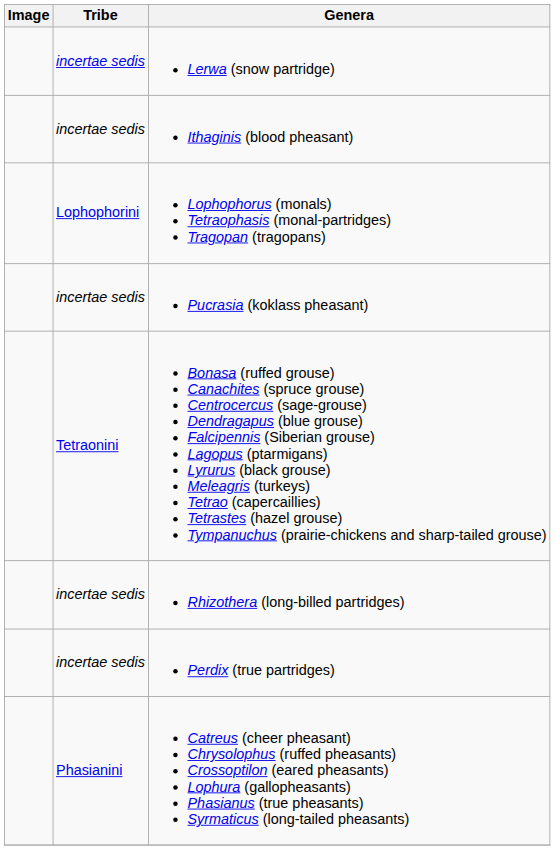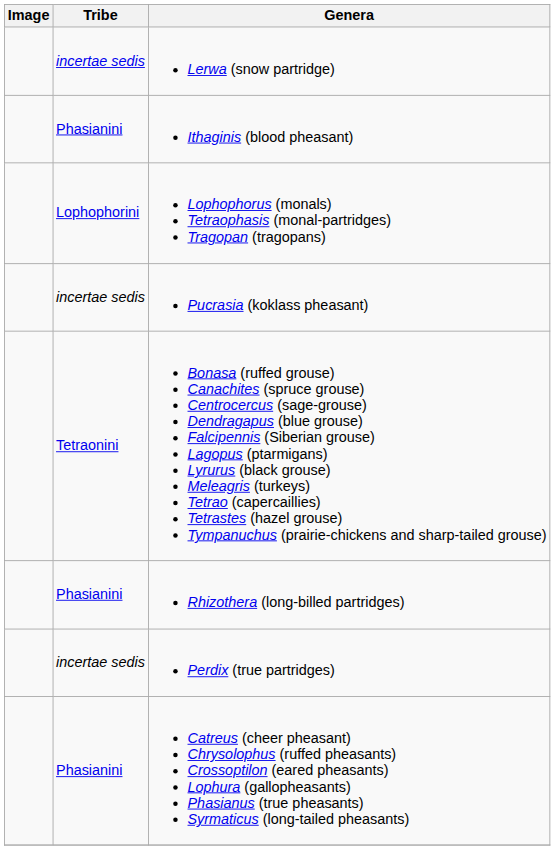(100, 129) incertae sedis -> (89, 129) Phasianini
(100, 594) incertae sedis -> (89, 594) Phasianini
